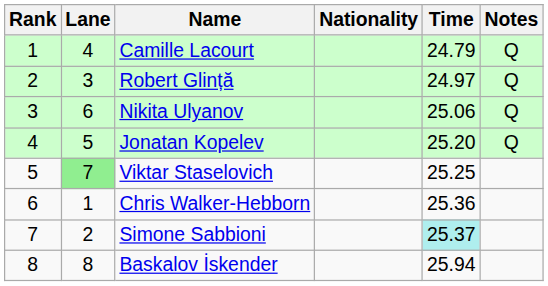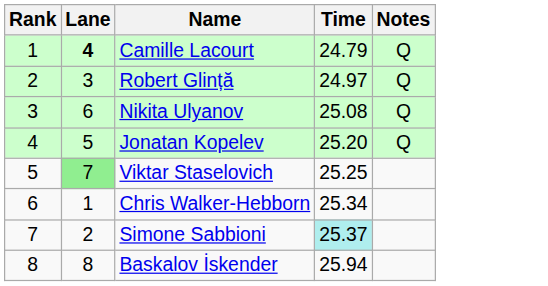- column: (369, 19)
(88, 50) normal -> (88, 50) bold
(451, 111) 25.06 -> (343, 111) 25.08
(451, 204) 25.36 -> (343, 204) 25.34
